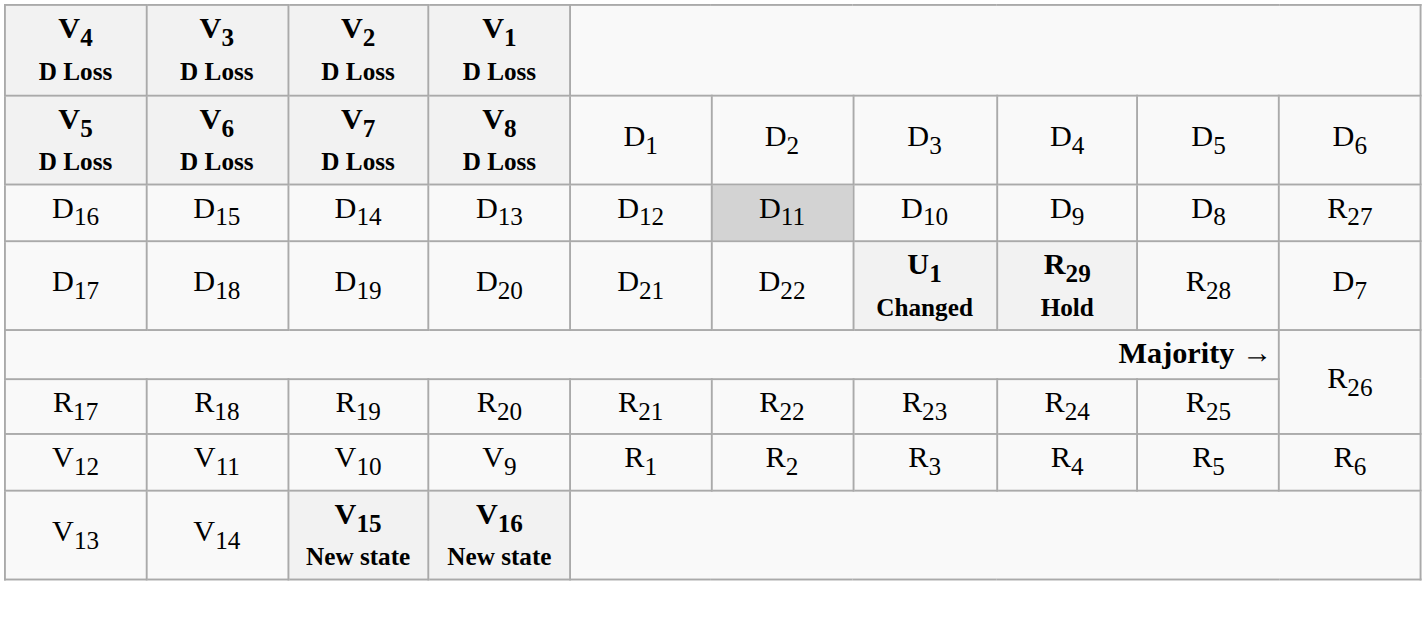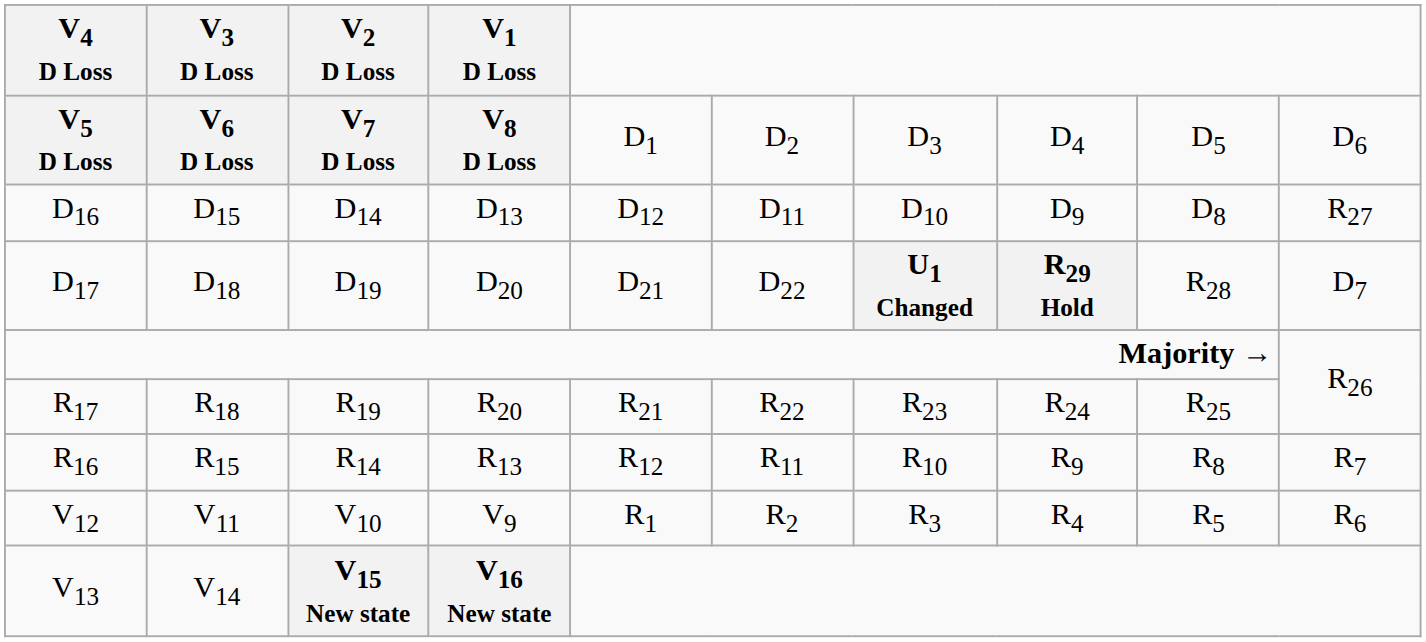(782, 212) lightgrey background -> (782, 212) no background
+ row: (76, 461)
